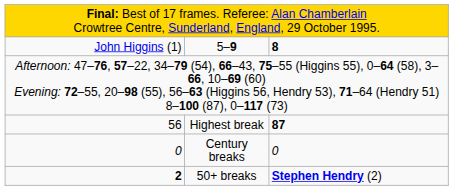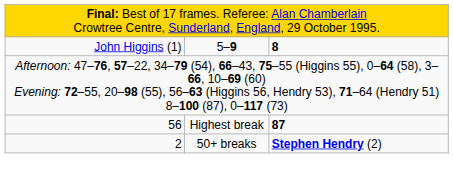- row: (227, 151)
(178, 176) bold -> (178, 144) normal
